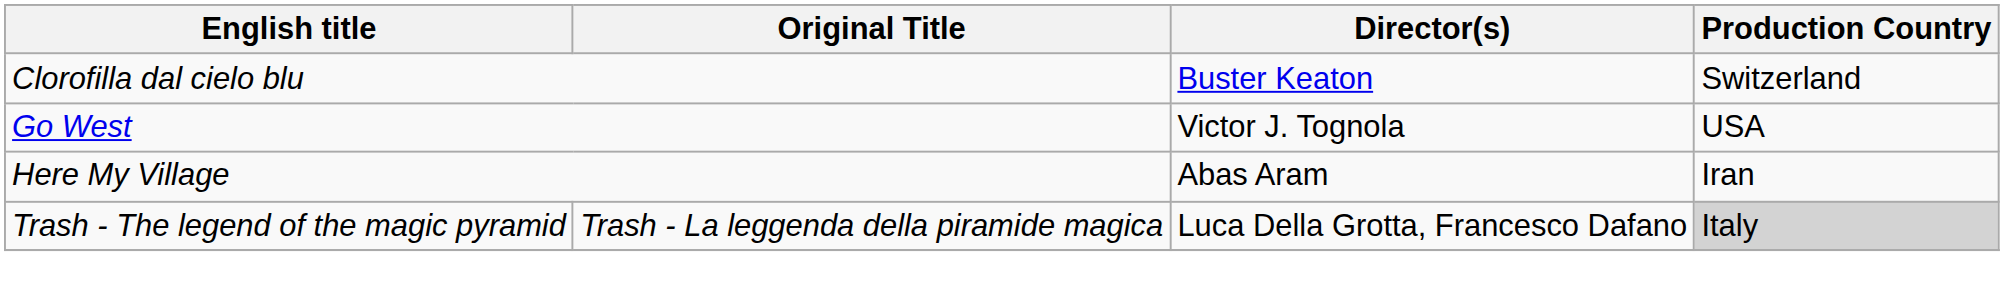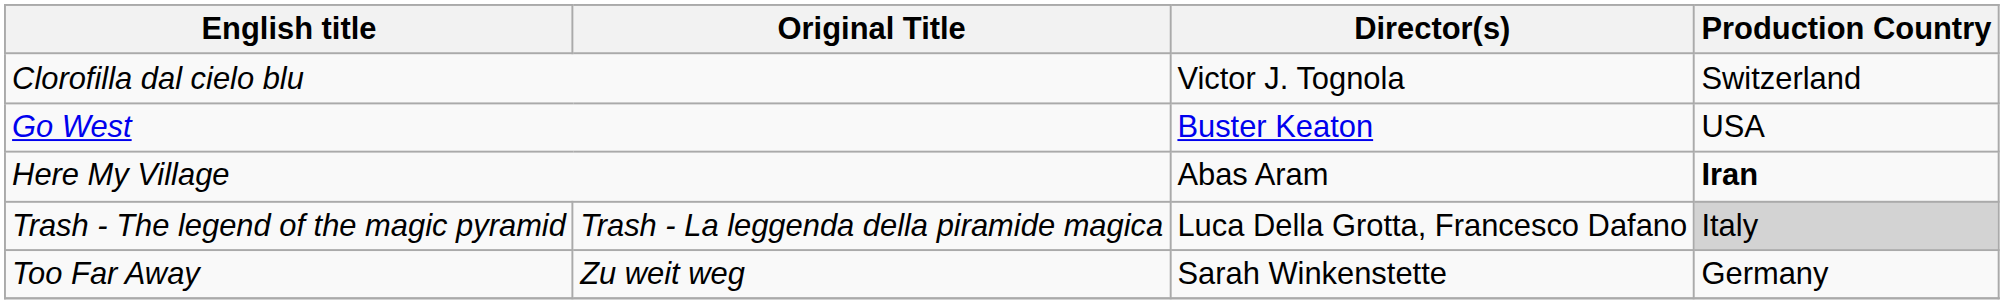(1275, 77) Buster Keaton -> (1291, 77) Victor J. Tognola
(1291, 126) Victor J. Tognola -> (1275, 126) Buster Keaton
(1728, 175) normal -> (1730, 175) bold
+ row: (106, 273)
